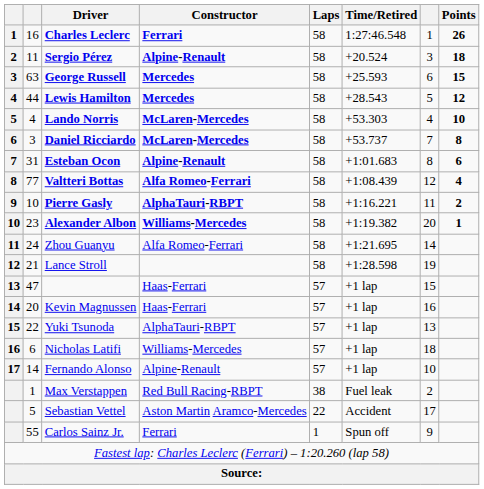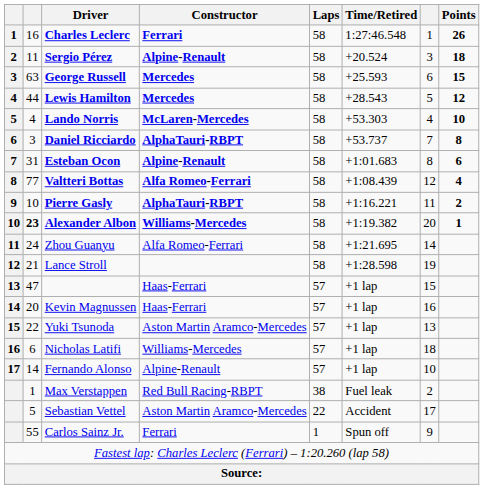(195, 139) McLaren-Mercedes -> (193, 139) AlphaTauri-RBPT
(32, 223) normal -> (32, 223) bold
(189, 327) AlphaTauri-RBPT -> (225, 327) Aston Martin Aramco-Mercedes
